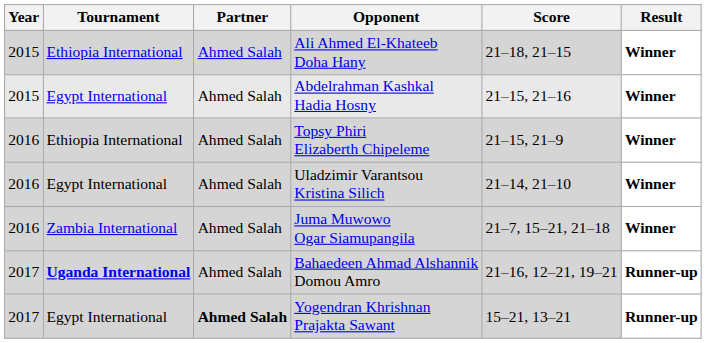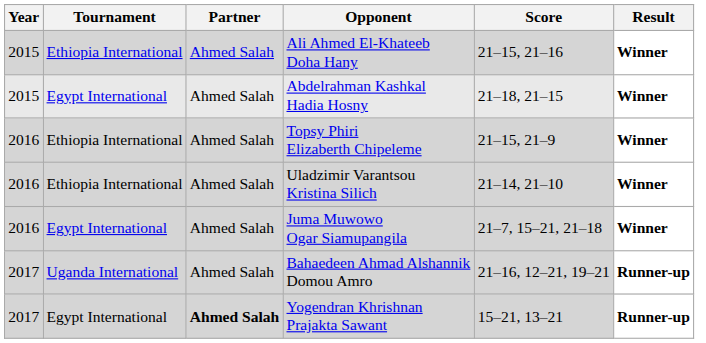(528, 52) 21–18, 21–15 -> (520, 52) 21–15, 21–16
(528, 96) 21–15, 21–16 -> (520, 96) 21–18, 21–15
(107, 184) Egypt International -> (115, 184) Ethiopia International
(112, 228) Zambia International -> (107, 228) Egypt International
(118, 272) bold -> (112, 272) normal
